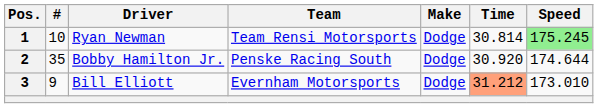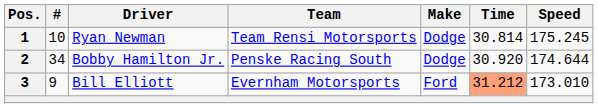(560, 39) lightgreen background -> (560, 39) no background
(57, 62) 35 -> (57, 62) 34
(445, 84) Dodge -> (440, 84) Ford
